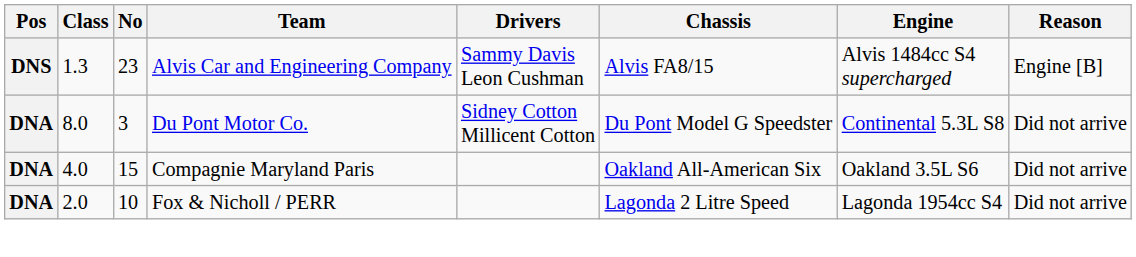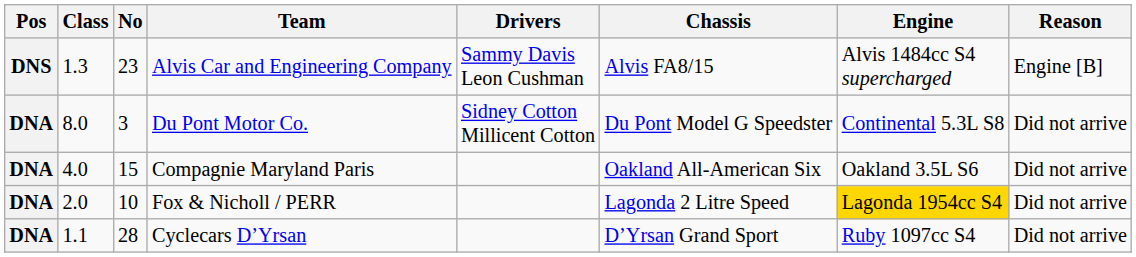(922, 202) no background -> (922, 202) gold background
+ row: (229, 235)
